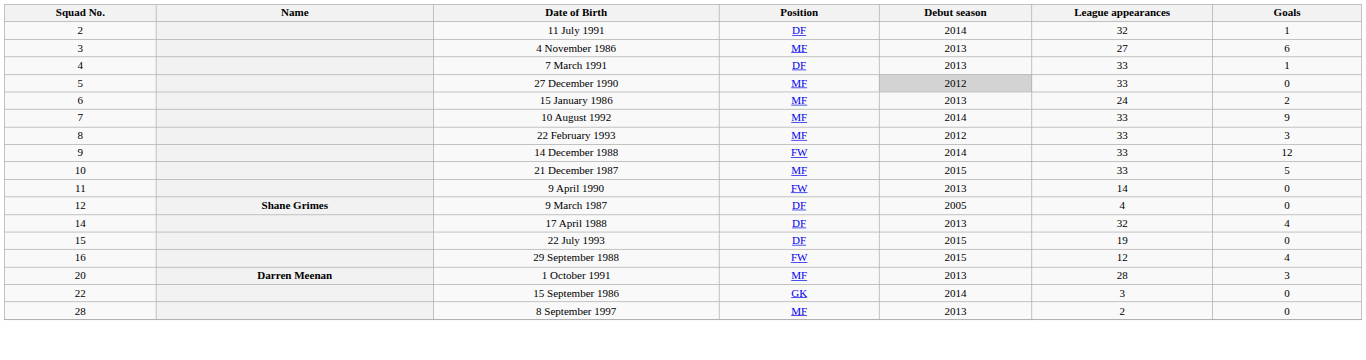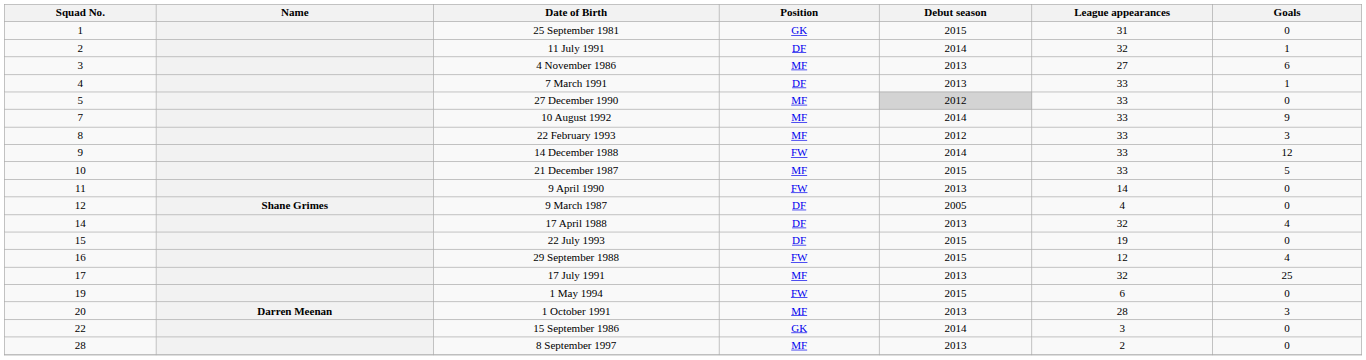+ row: (576, 30)
- row: (576, 100)
+ row: (576, 275)
+ row: (576, 293)
